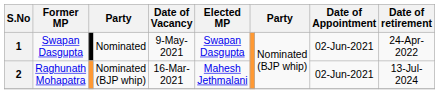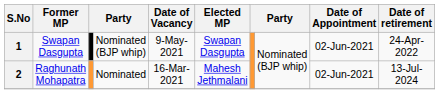(121, 46) Nominated -> (121, 46) Nominated (BJP whip)
(121, 74) Nominated (BJP whip) -> (121, 74) Nominated
